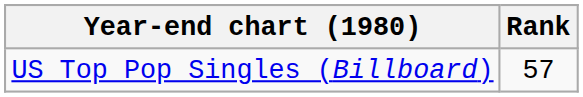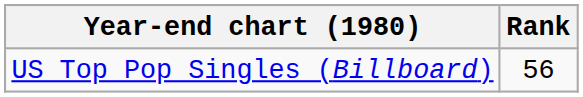(538, 70) 57 -> (538, 70) 56
